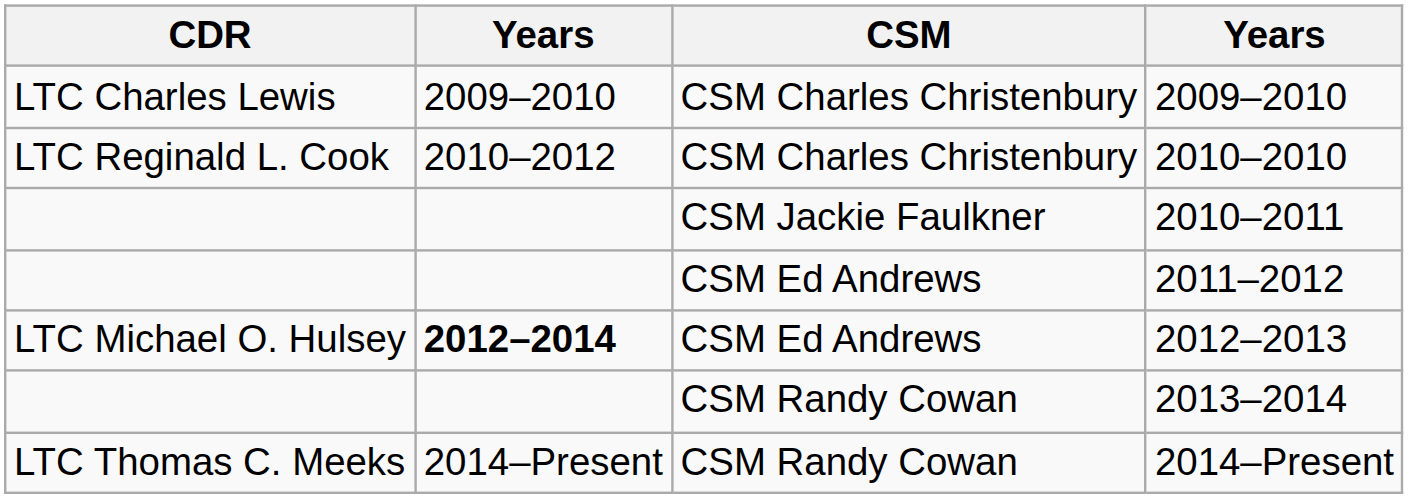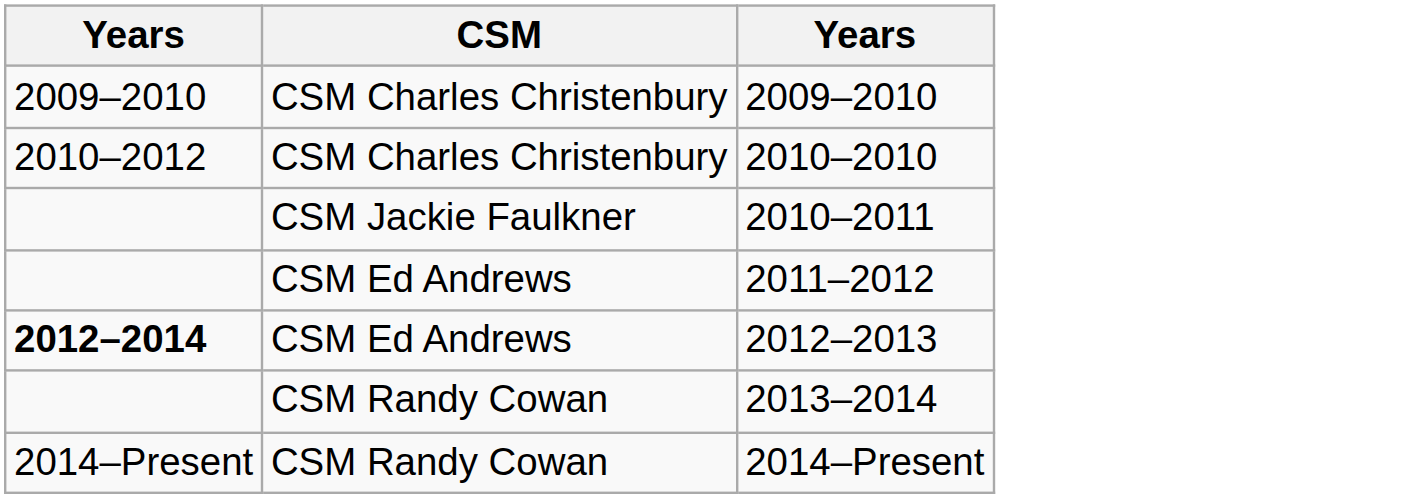- column: (210, 35)
